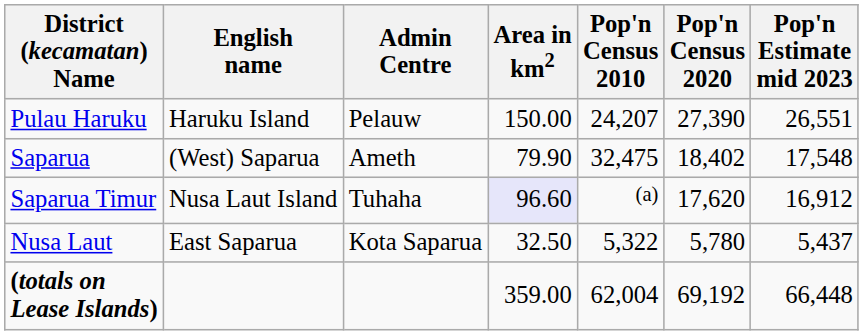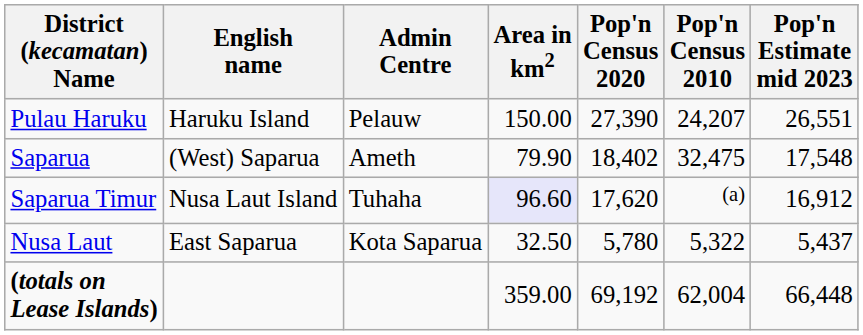columns swapped: (621, 51) <-> (707, 51)
